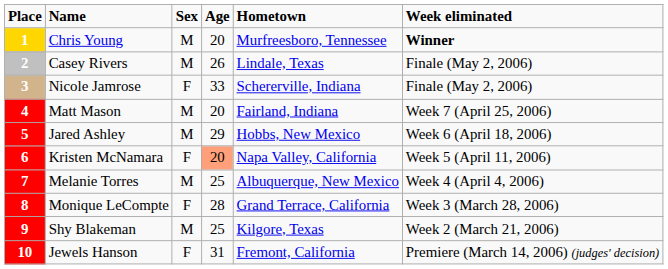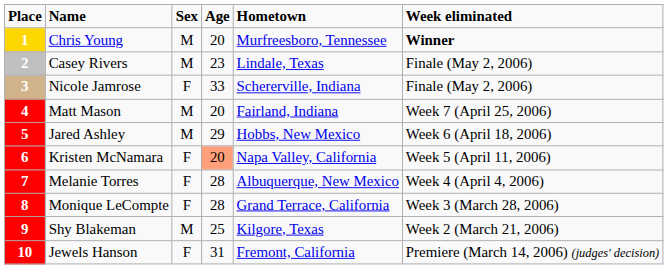(217, 63) 26 -> (217, 63) 23
(187, 181) M -> (187, 181) F
(217, 181) 25 -> (217, 181) 28
